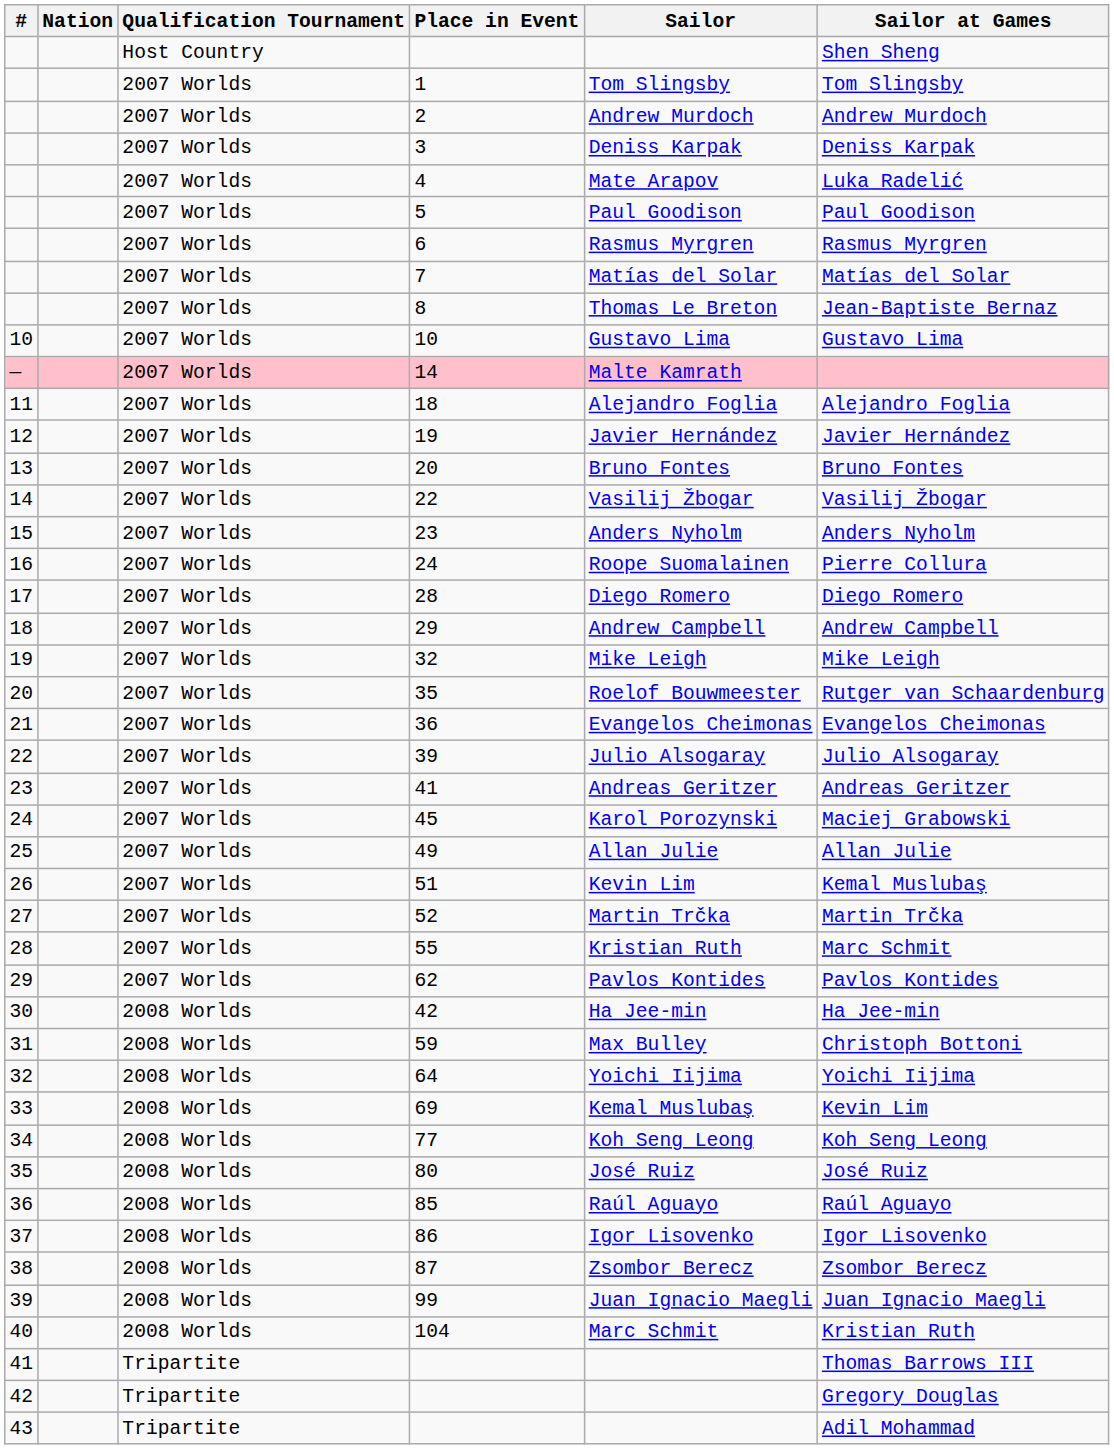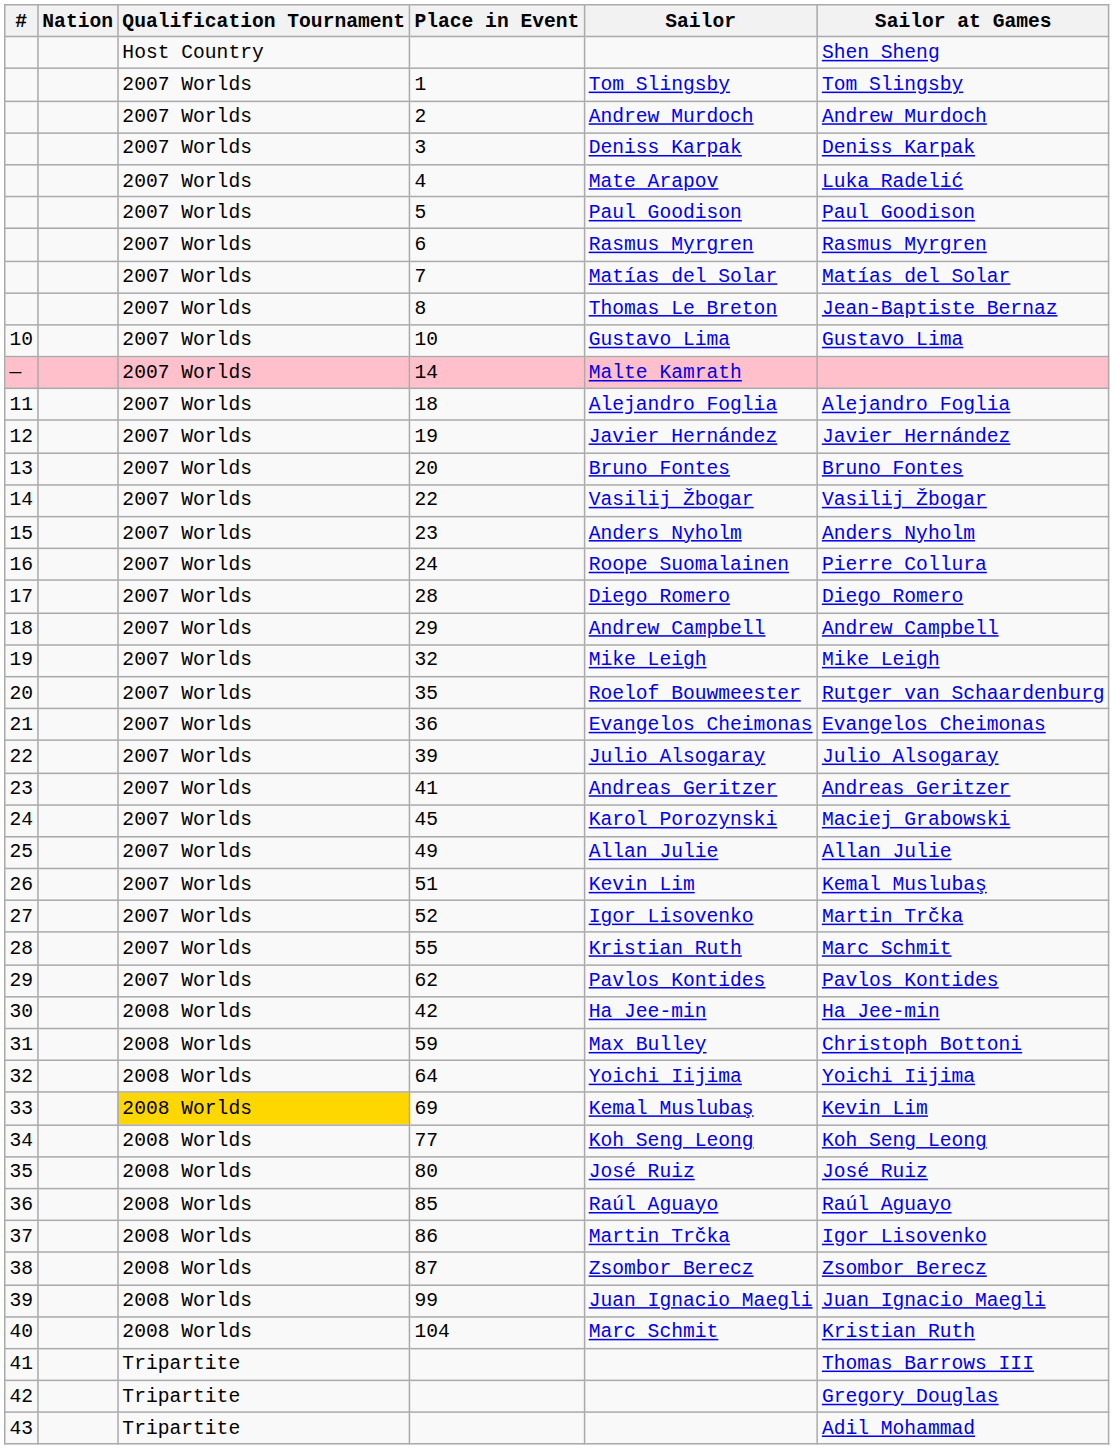(659, 917) Martin Trčka -> (671, 917) Igor Lisovenko
(187, 1109) no background -> (187, 1109) gold background
(671, 1236) Igor Lisovenko -> (659, 1236) Martin Trčka
